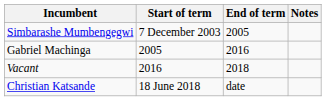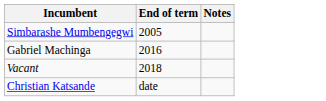- column: (180, 13)
